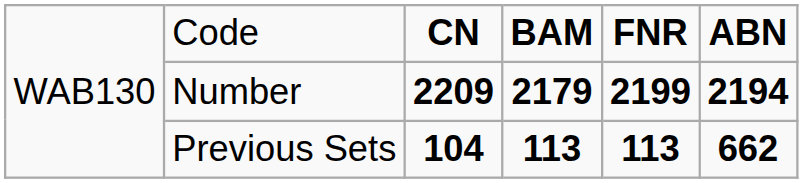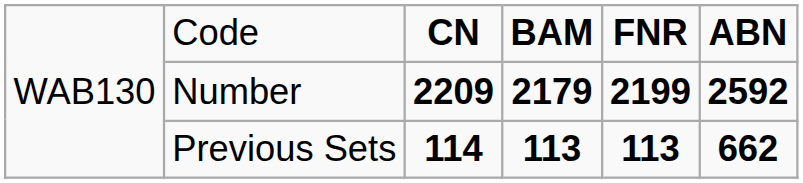(748, 90) 2194 -> (748, 90) 2592
(453, 148) 104 -> (453, 148) 114
